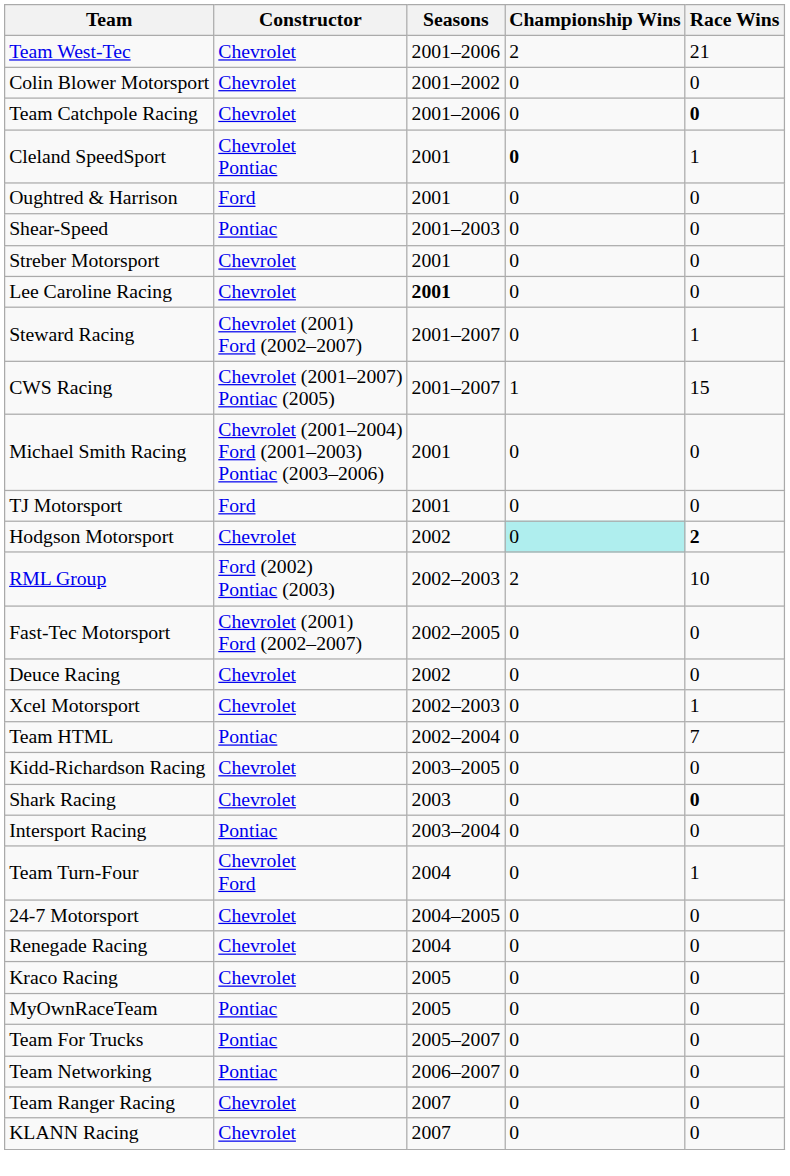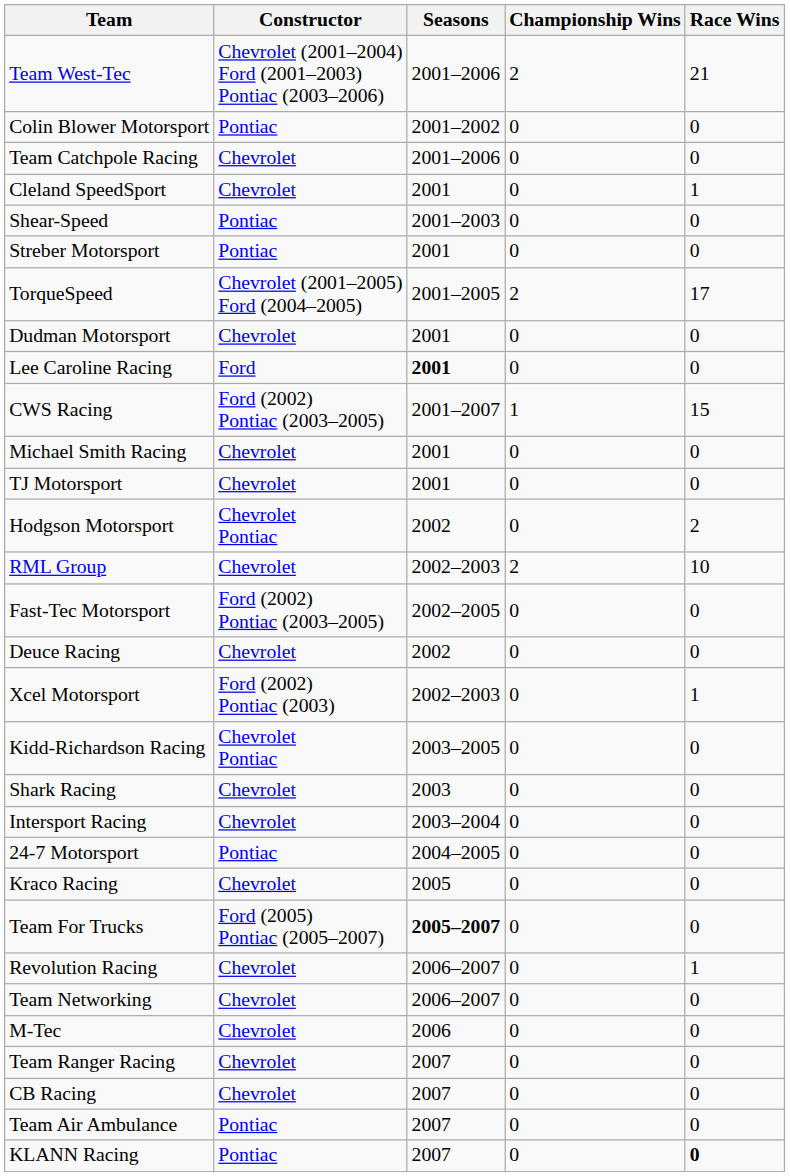(257, 51) Chevrolet -> (310, 73) Chevrolet (2001–2004) Ford (2001–2003) Pontiac (2003–2006)
(257, 82) Chevrolet -> (248, 126) Pontiac
(695, 113) bold -> (695, 158) normal
(257, 156) Chevrolet Pontiac -> (257, 189) Chevrolet
(514, 156) bold -> (514, 189) normal
- row: (93, 198)
(257, 260) Chevrolet -> (248, 251) Pontiac
+ row: (61, 293)
+ row: (90, 336)
(257, 291) Chevrolet -> (237, 367) Ford
- row: (72, 334)
(310, 387) Chevrolet (2001–2007) Pontiac (2005) -> (301, 409) Ford (2002) Pontiac (2003–2005)
(310, 451) Chevrolet (2001–2004) Ford (2001–2003) Pontiac (2003–2006) -> (257, 451) Chevrolet
(237, 505) Ford -> (257, 483) Chevrolet
(257, 536) Chevrolet -> (257, 525) Chevrolet Pontiac
(514, 536) paleturquoise background -> (514, 525) no background
(695, 536) bold -> (695, 525) normal
(277, 578) Ford (2002) Pontiac (2003) -> (257, 567) Chevrolet
(290, 632) Chevrolet (2001) Ford (2002–2007) -> (301, 610) Ford (2002) Pontiac (2003–2005)
(257, 705) Chevrolet -> (277, 694) Ford (2002) Pontiac (2003)
- row: (61, 736)
(257, 768) Chevrolet -> (257, 747) Chevrolet Pontiac
(695, 799) bold -> (695, 790) normal
(248, 830) Pontiac -> (257, 821) Chevrolet
- row: (74, 872)
(257, 915) Chevrolet -> (248, 852) Pontiac
- row: (78, 946)
- row: (83, 1008)
(248, 1039) Pontiac -> (301, 926) Ford (2005) Pontiac (2005–2007)
(456, 1039) normal -> (456, 926) bold
+ row: (83, 968)
(248, 1071) Pontiac -> (257, 999) Chevrolet
+ row: (35, 1030)
+ row: (53, 1093)
+ row: (93, 1124)
(257, 1133) Chevrolet -> (248, 1155) Pontiac
(695, 1133) normal -> (695, 1155) bold
